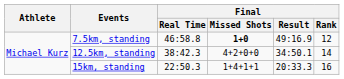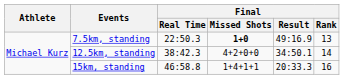(182, 39) 46:58.8 -> (182, 39) 22:50.3
(326, 39) 12 -> (326, 39) 13
(182, 67) 22:50.3 -> (182, 67) 46:58.8
